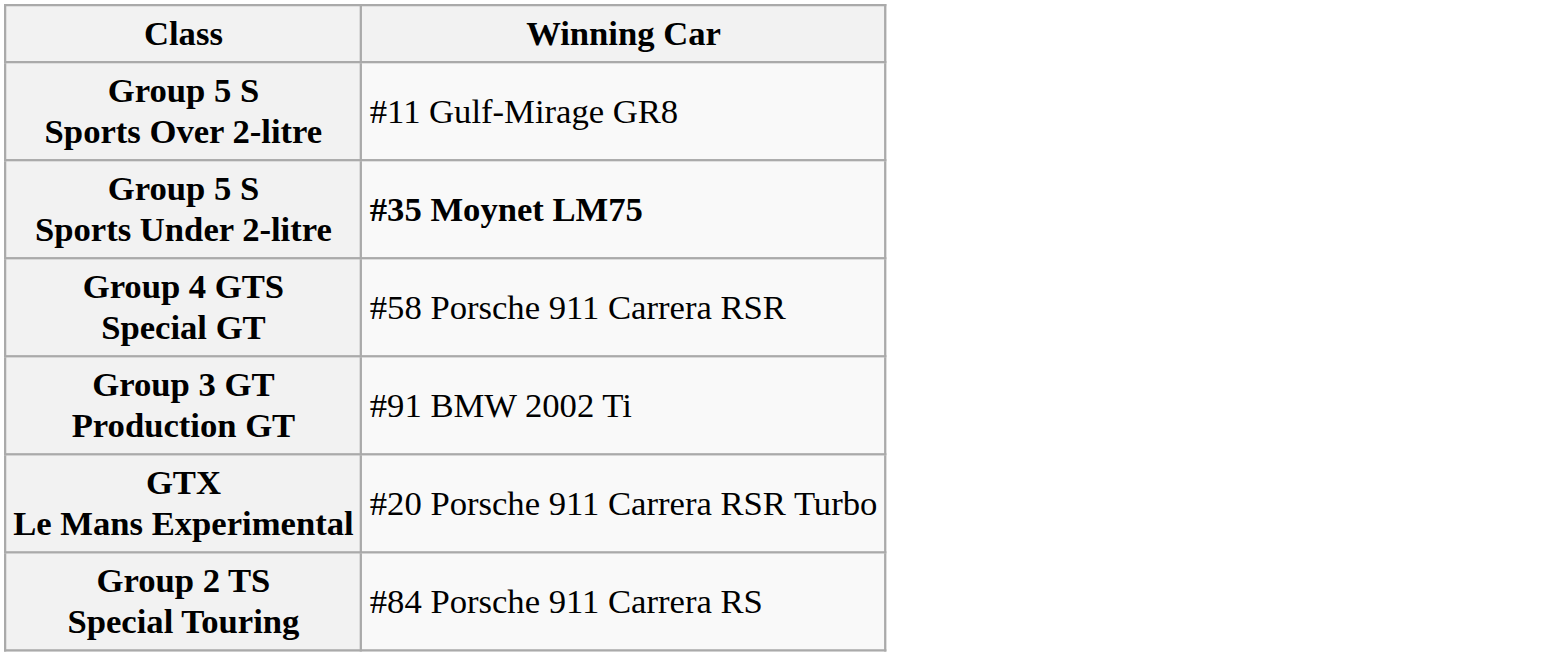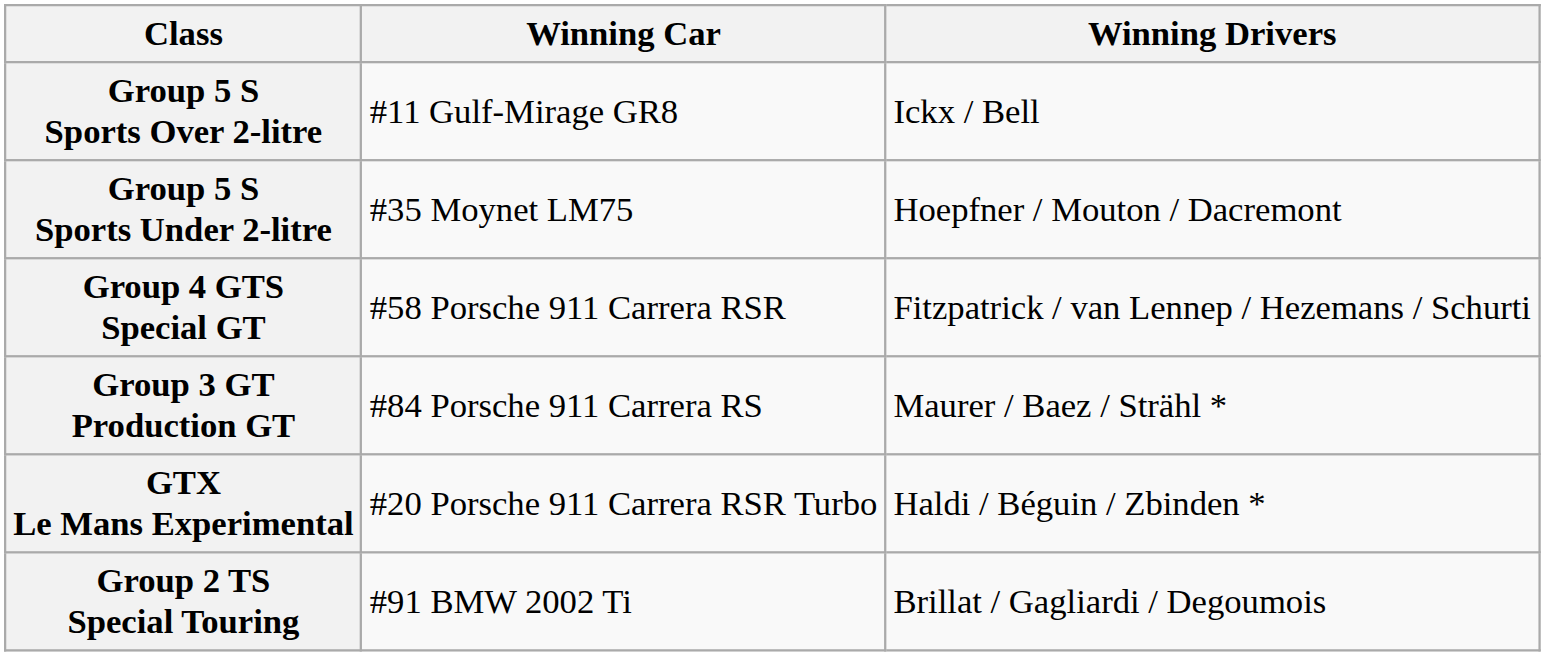+ column: (1212, 33)
(506, 209) bold -> (502, 209) normal
(501, 405) #91 BMW 2002 Ti -> (566, 405) #84 Porsche 911 Carrera RS
(566, 601) #84 Porsche 911 Carrera RS -> (501, 601) #91 BMW 2002 Ti
